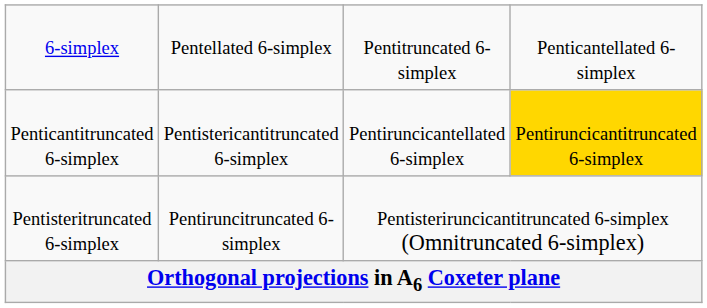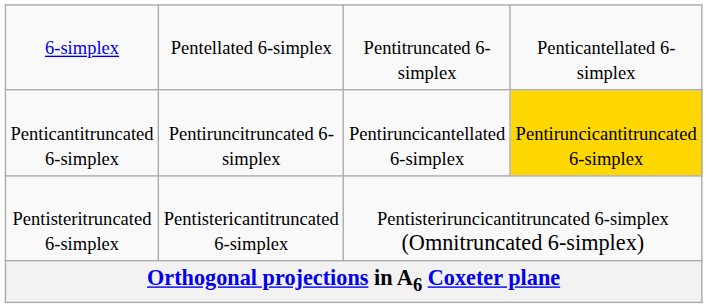(251, 146) Pentistericantitruncated 6-simplex -> (251, 146) Pentiruncitruncated 6-simplex
(251, 231) Pentiruncitruncated 6-simplex -> (251, 231) Pentistericantitruncated 6-simplex
